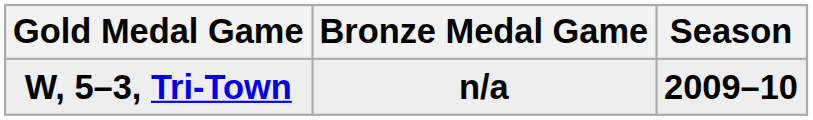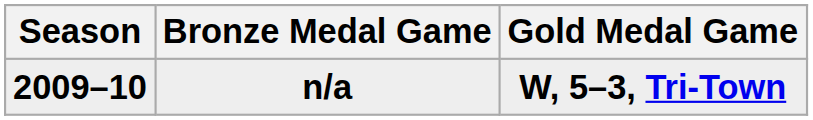columns swapped: (731, 31) <-> (158, 31)
